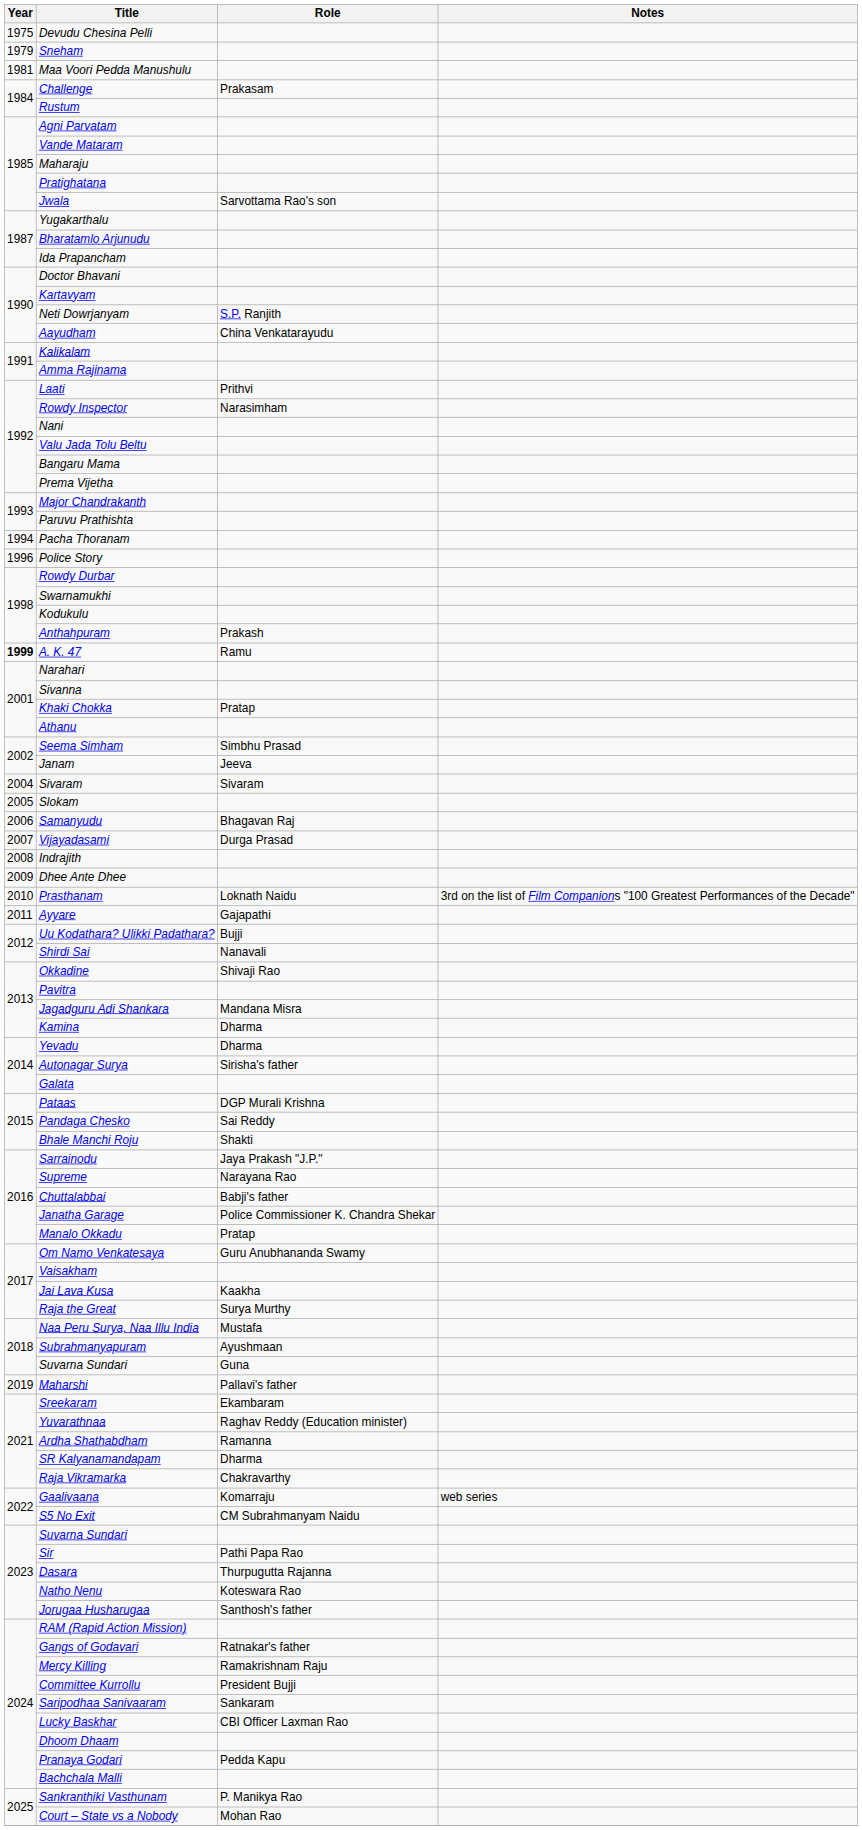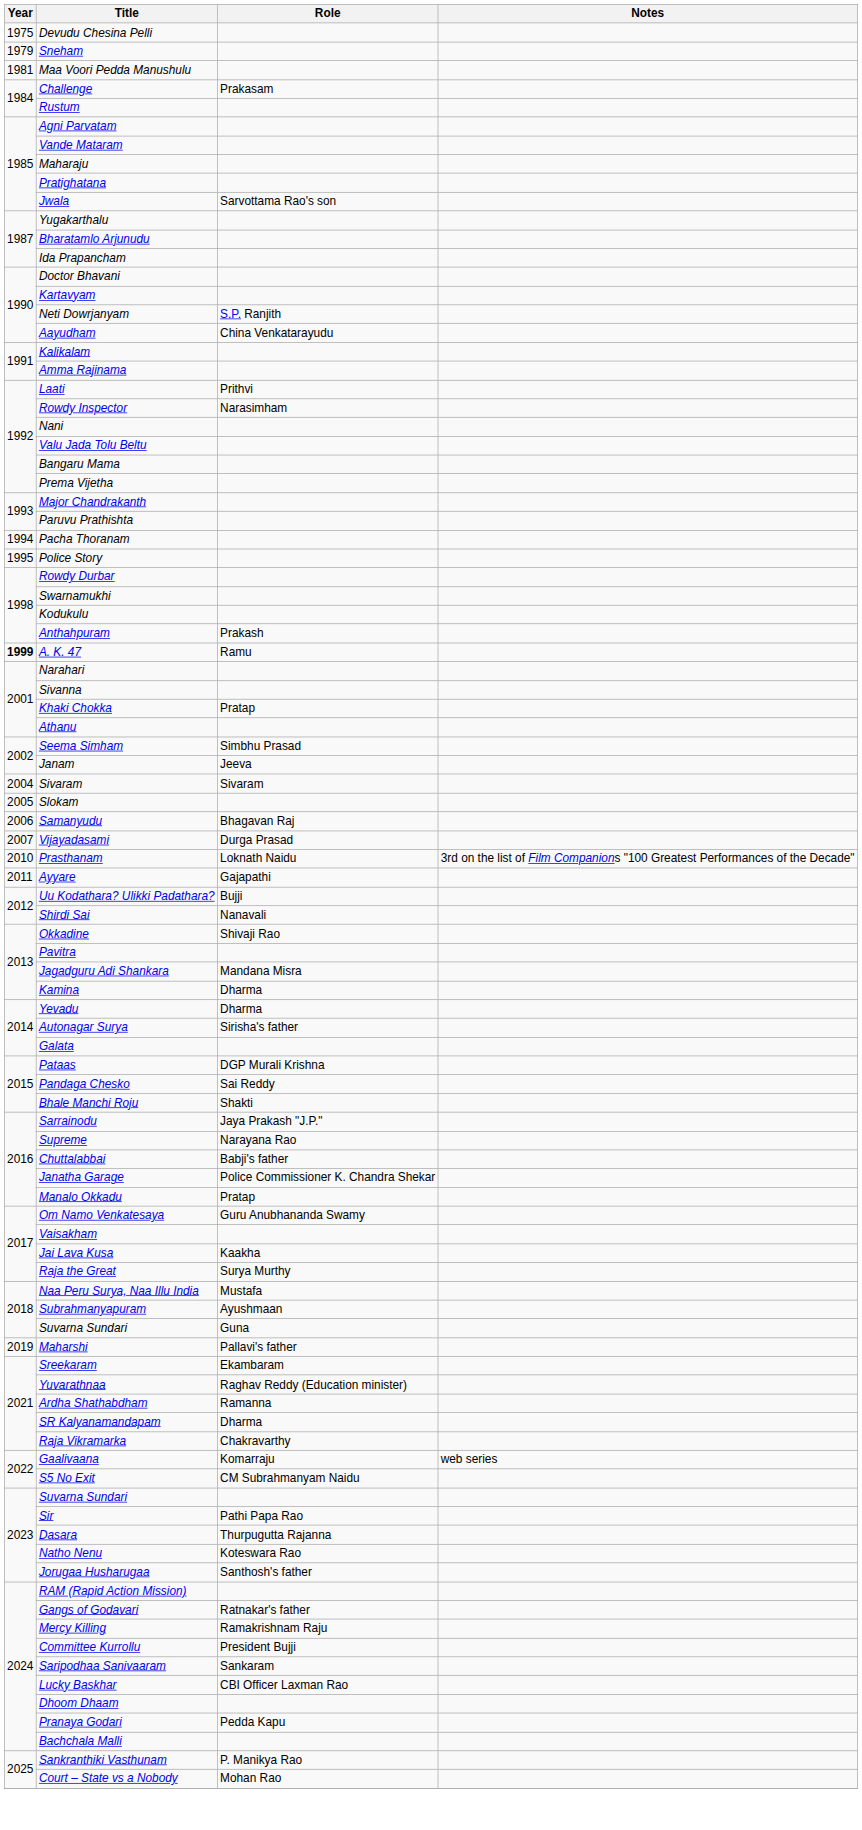(20, 558) 1996 -> (20, 558) 1995
- row: (60, 858)
- row: (82, 877)
